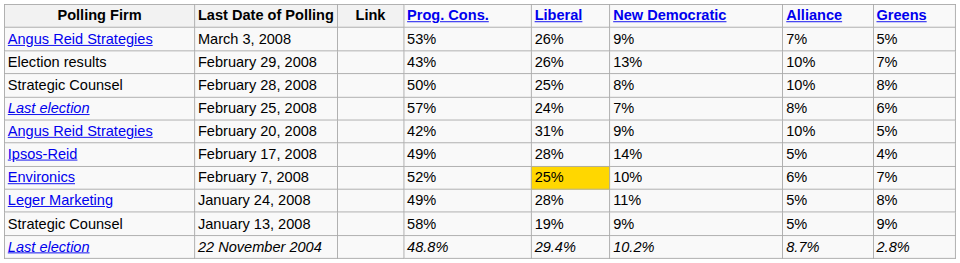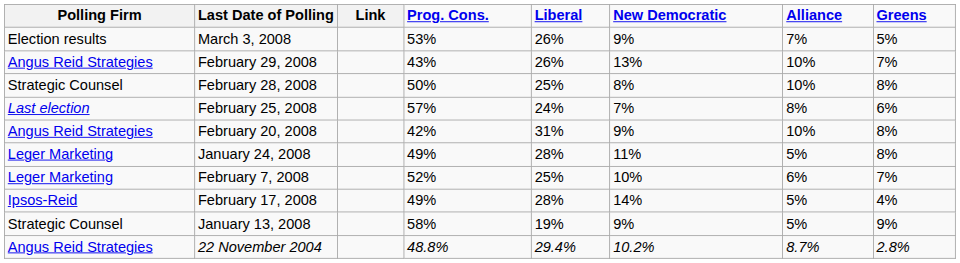(80, 39) Angus Reid Strategies -> (57, 39) Election results
(57, 62) Election results -> (80, 62) Angus Reid Strategies
(887, 131) 5% -> (887, 131) 8%
rows swapped: (257, 154) <-> (254, 200)
(41, 177) Environics -> (60, 177) Leger Marketing
(549, 177) gold background -> (549, 177) no background
(49, 246) Last election -> (80, 246) Angus Reid Strategies
